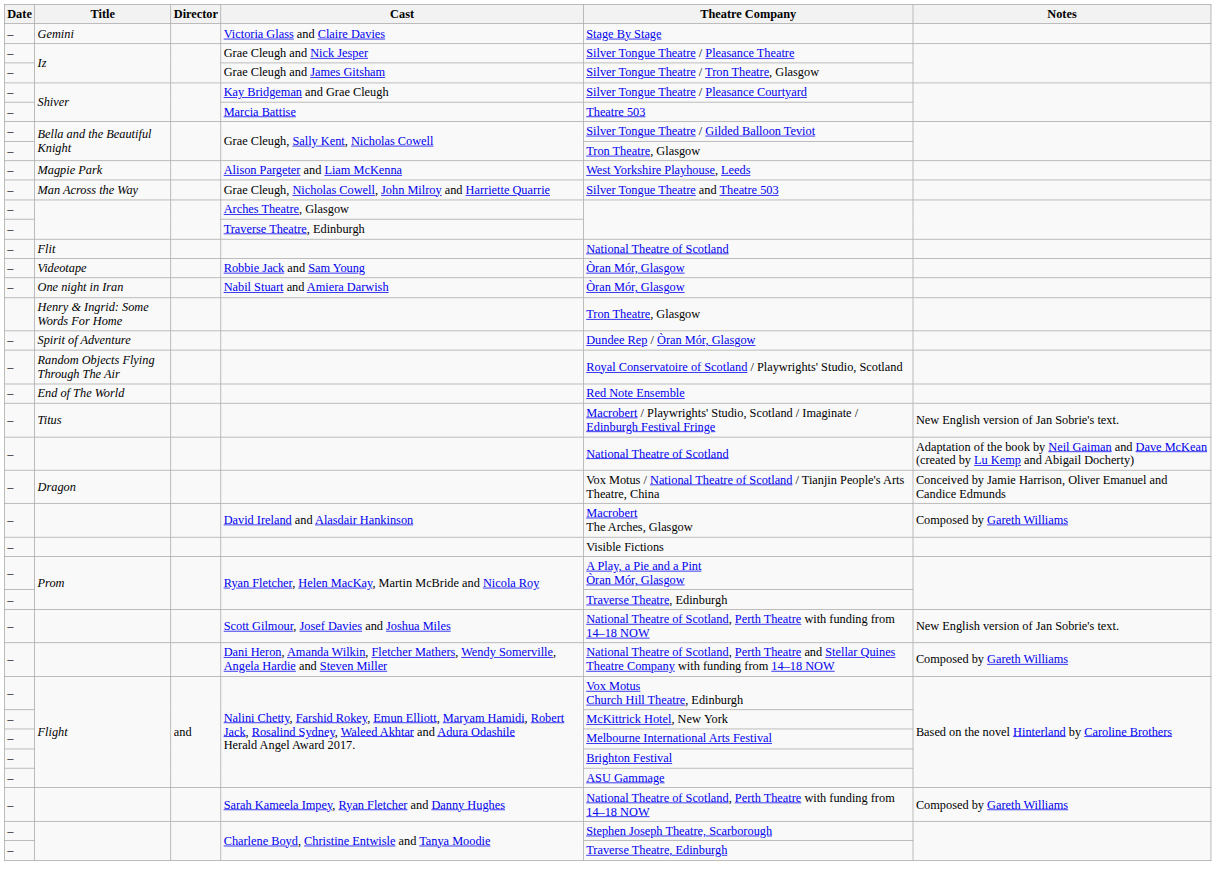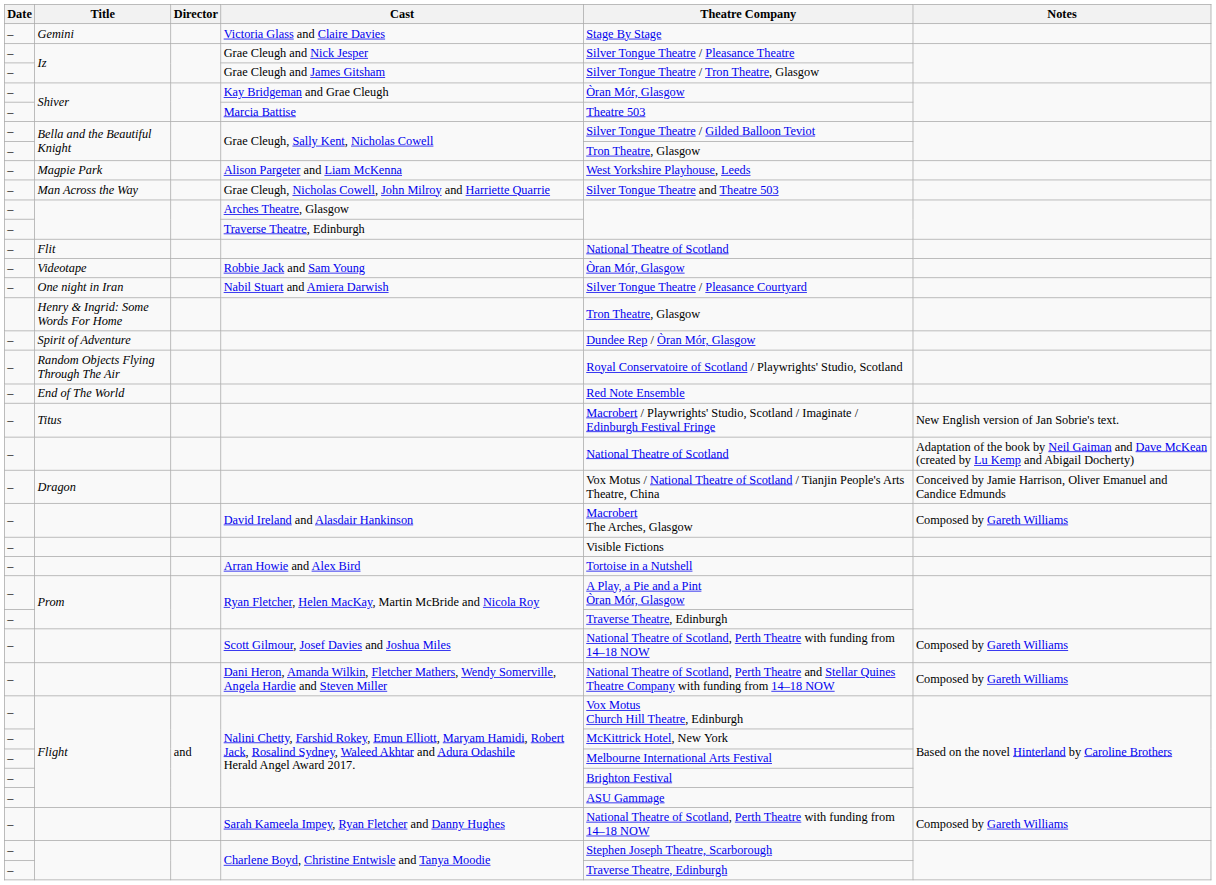(697, 92) Silver Tongue Theatre / Pleasance Courtyard -> (635, 92) Òran Mór, Glasgow
(635, 287) Òran Mór, Glasgow -> (697, 287) Silver Tongue Theatre / Pleasance Courtyard
+ row: (103, 566)
(1017, 626) New English version of Jan Sobrie's text. -> (992, 645) Composed by Gareth Williams
